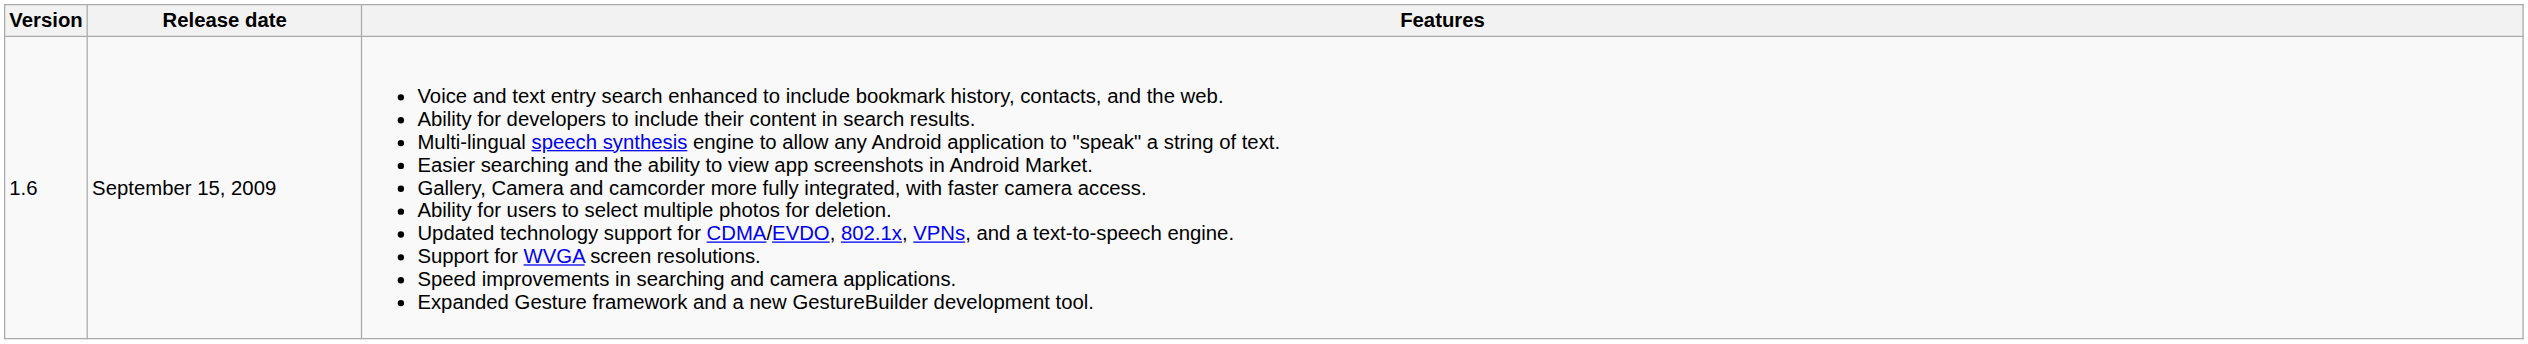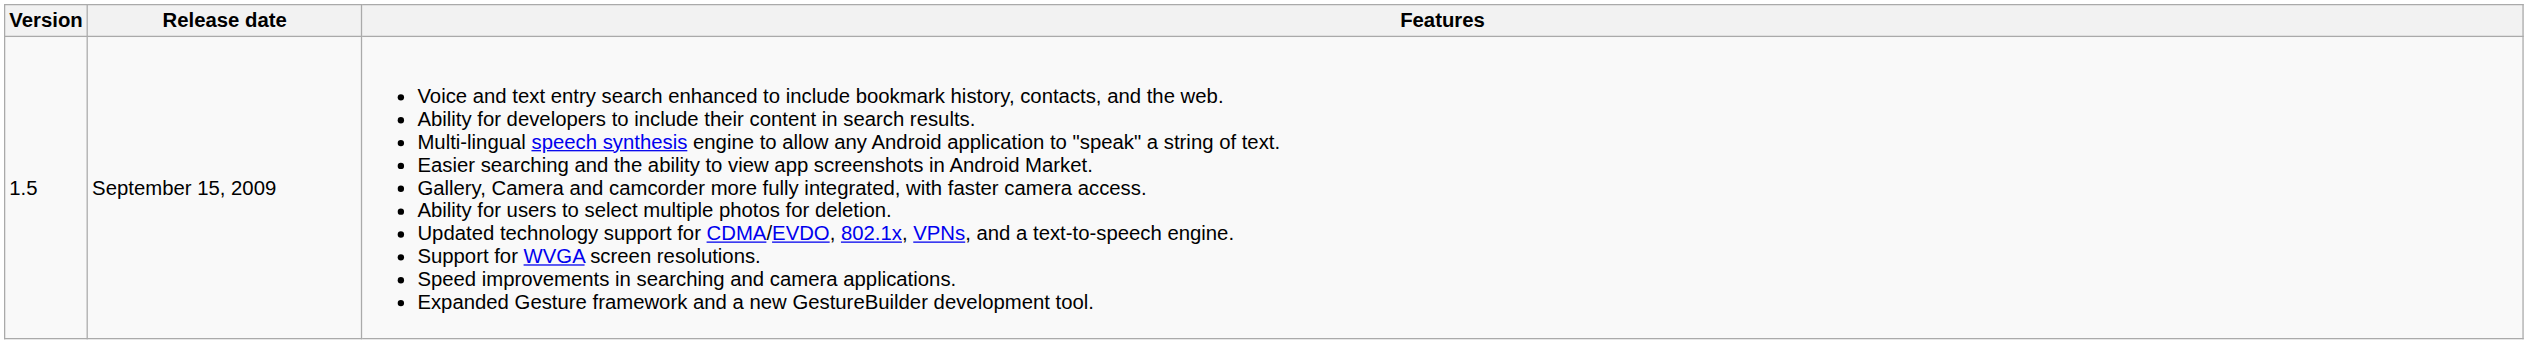(23, 187) 1.6 -> (23, 187) 1.5
